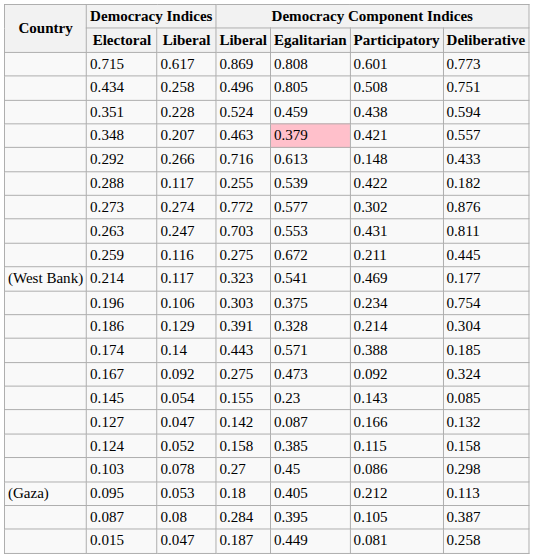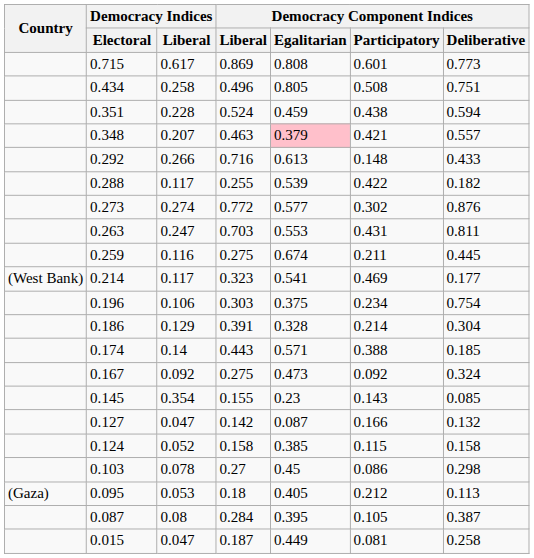(291, 254) 0.672 -> (291, 254) 0.674
(178, 398) 0.054 -> (178, 398) 0.354
